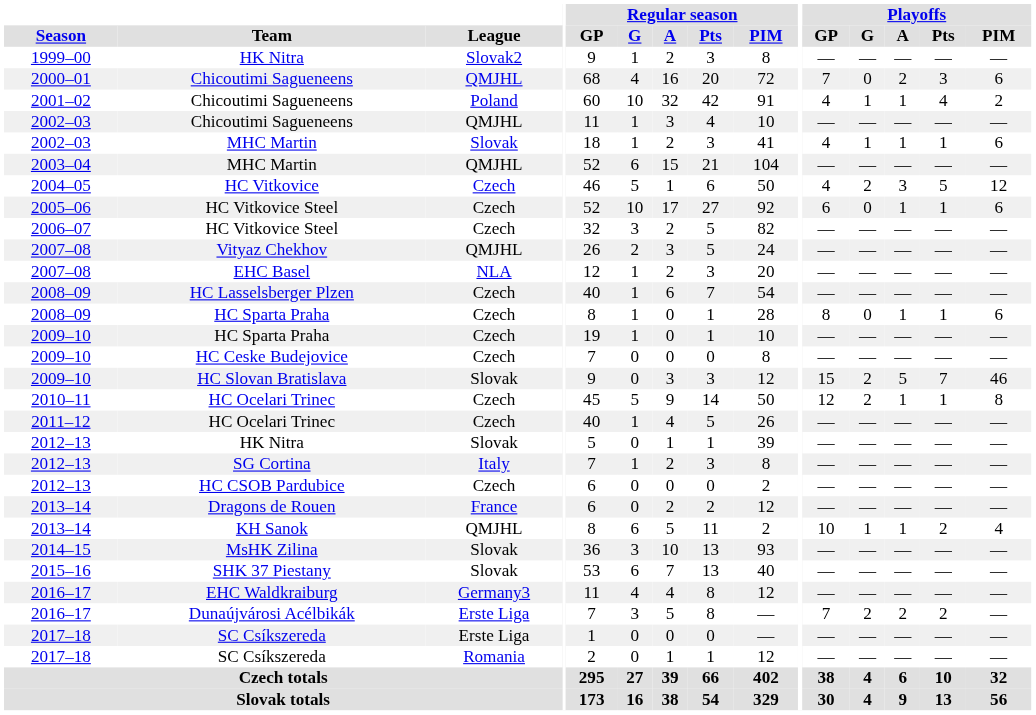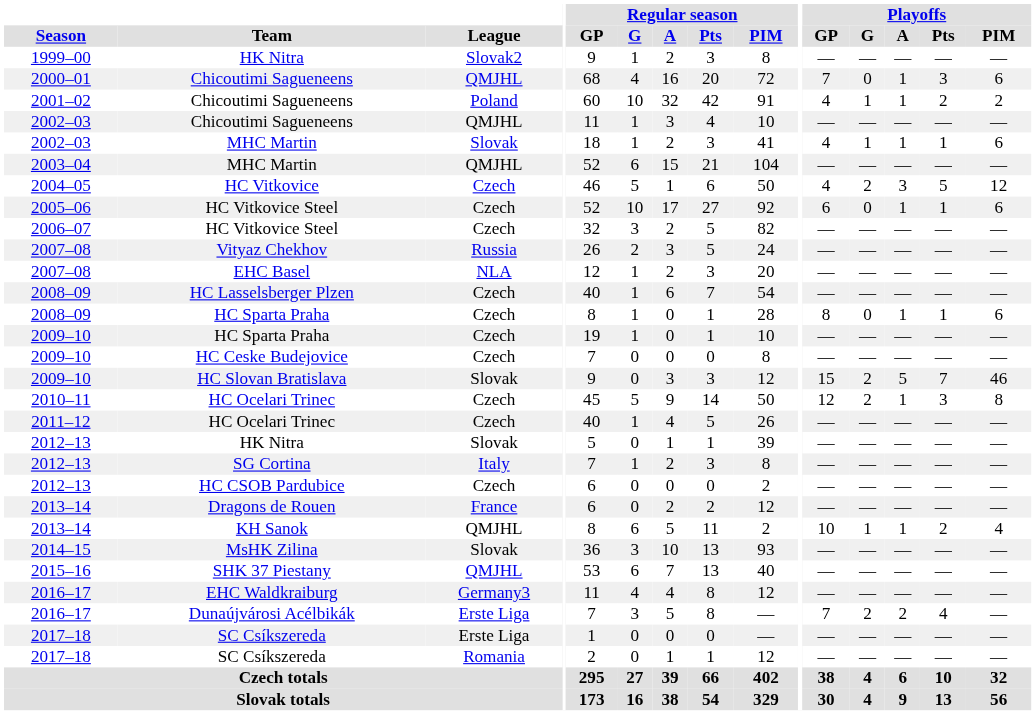(903, 78) 2 -> (903, 78) 1
(943, 100) 4 -> (943, 100) 2
(494, 250) QMJHL -> (494, 250) Russia
(943, 399) 1 -> (943, 399) 3
(494, 571) Slovak -> (494, 571) QMJHL
(943, 613) 2 -> (943, 613) 4
